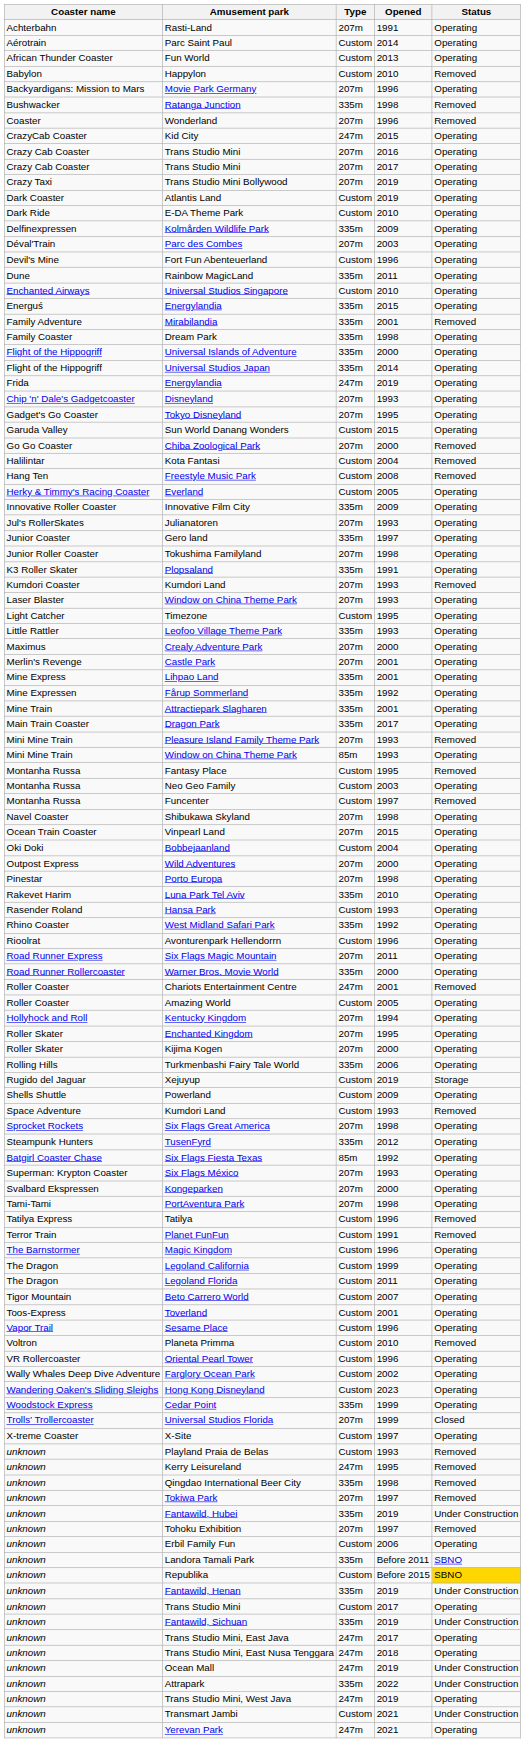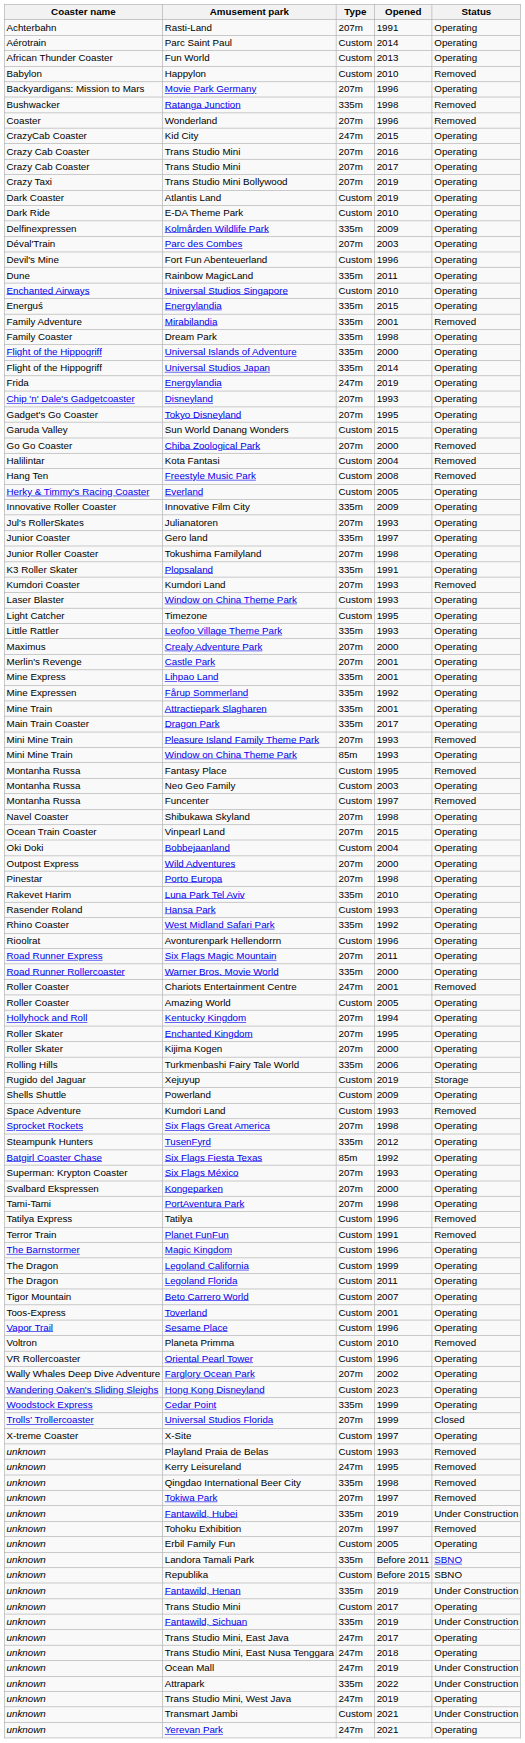(351, 600) 207m -> (355, 600) Custom
(355, 1374) Custom -> (351, 1374) 207m
(387, 1544) 2006 -> (387, 1544) 2005
(448, 1575) gold background -> (448, 1575) no background
